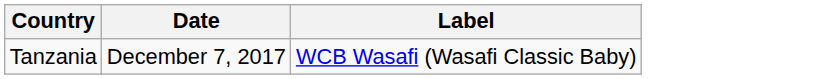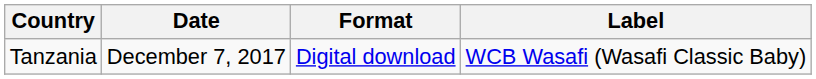+ column: (376, 21)
